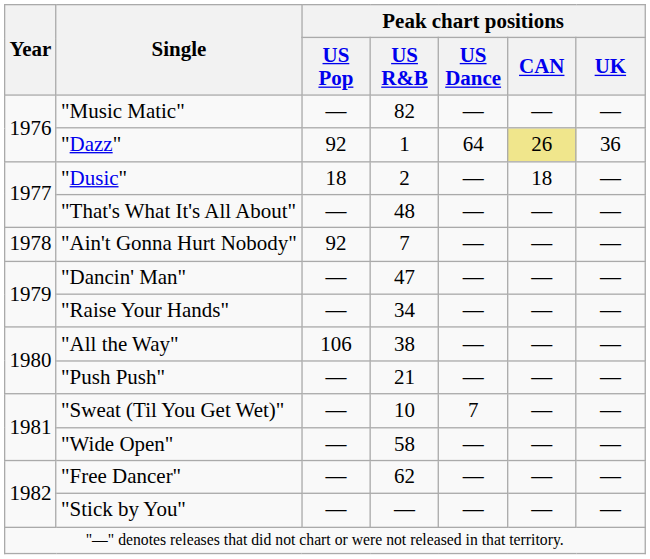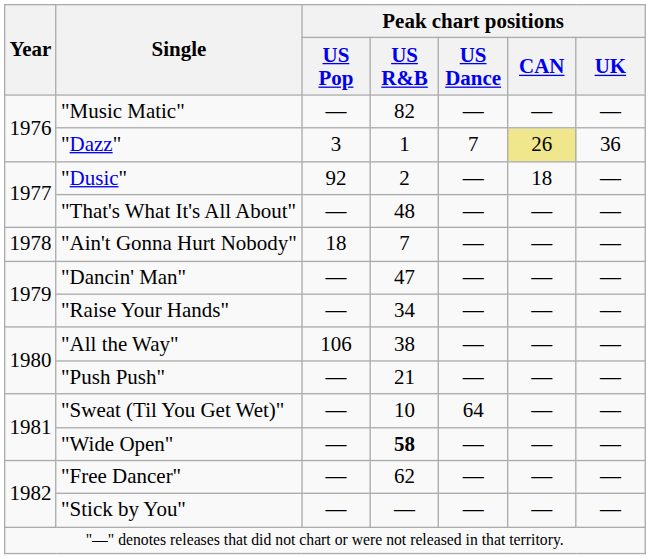(336, 144) 92 -> (336, 144) 3
(473, 144) 64 -> (473, 144) 7
(336, 177) 18 -> (336, 177) 92
(336, 244) 92 -> (336, 244) 18
(473, 410) 7 -> (473, 410) 64
(405, 443) normal -> (405, 443) bold
